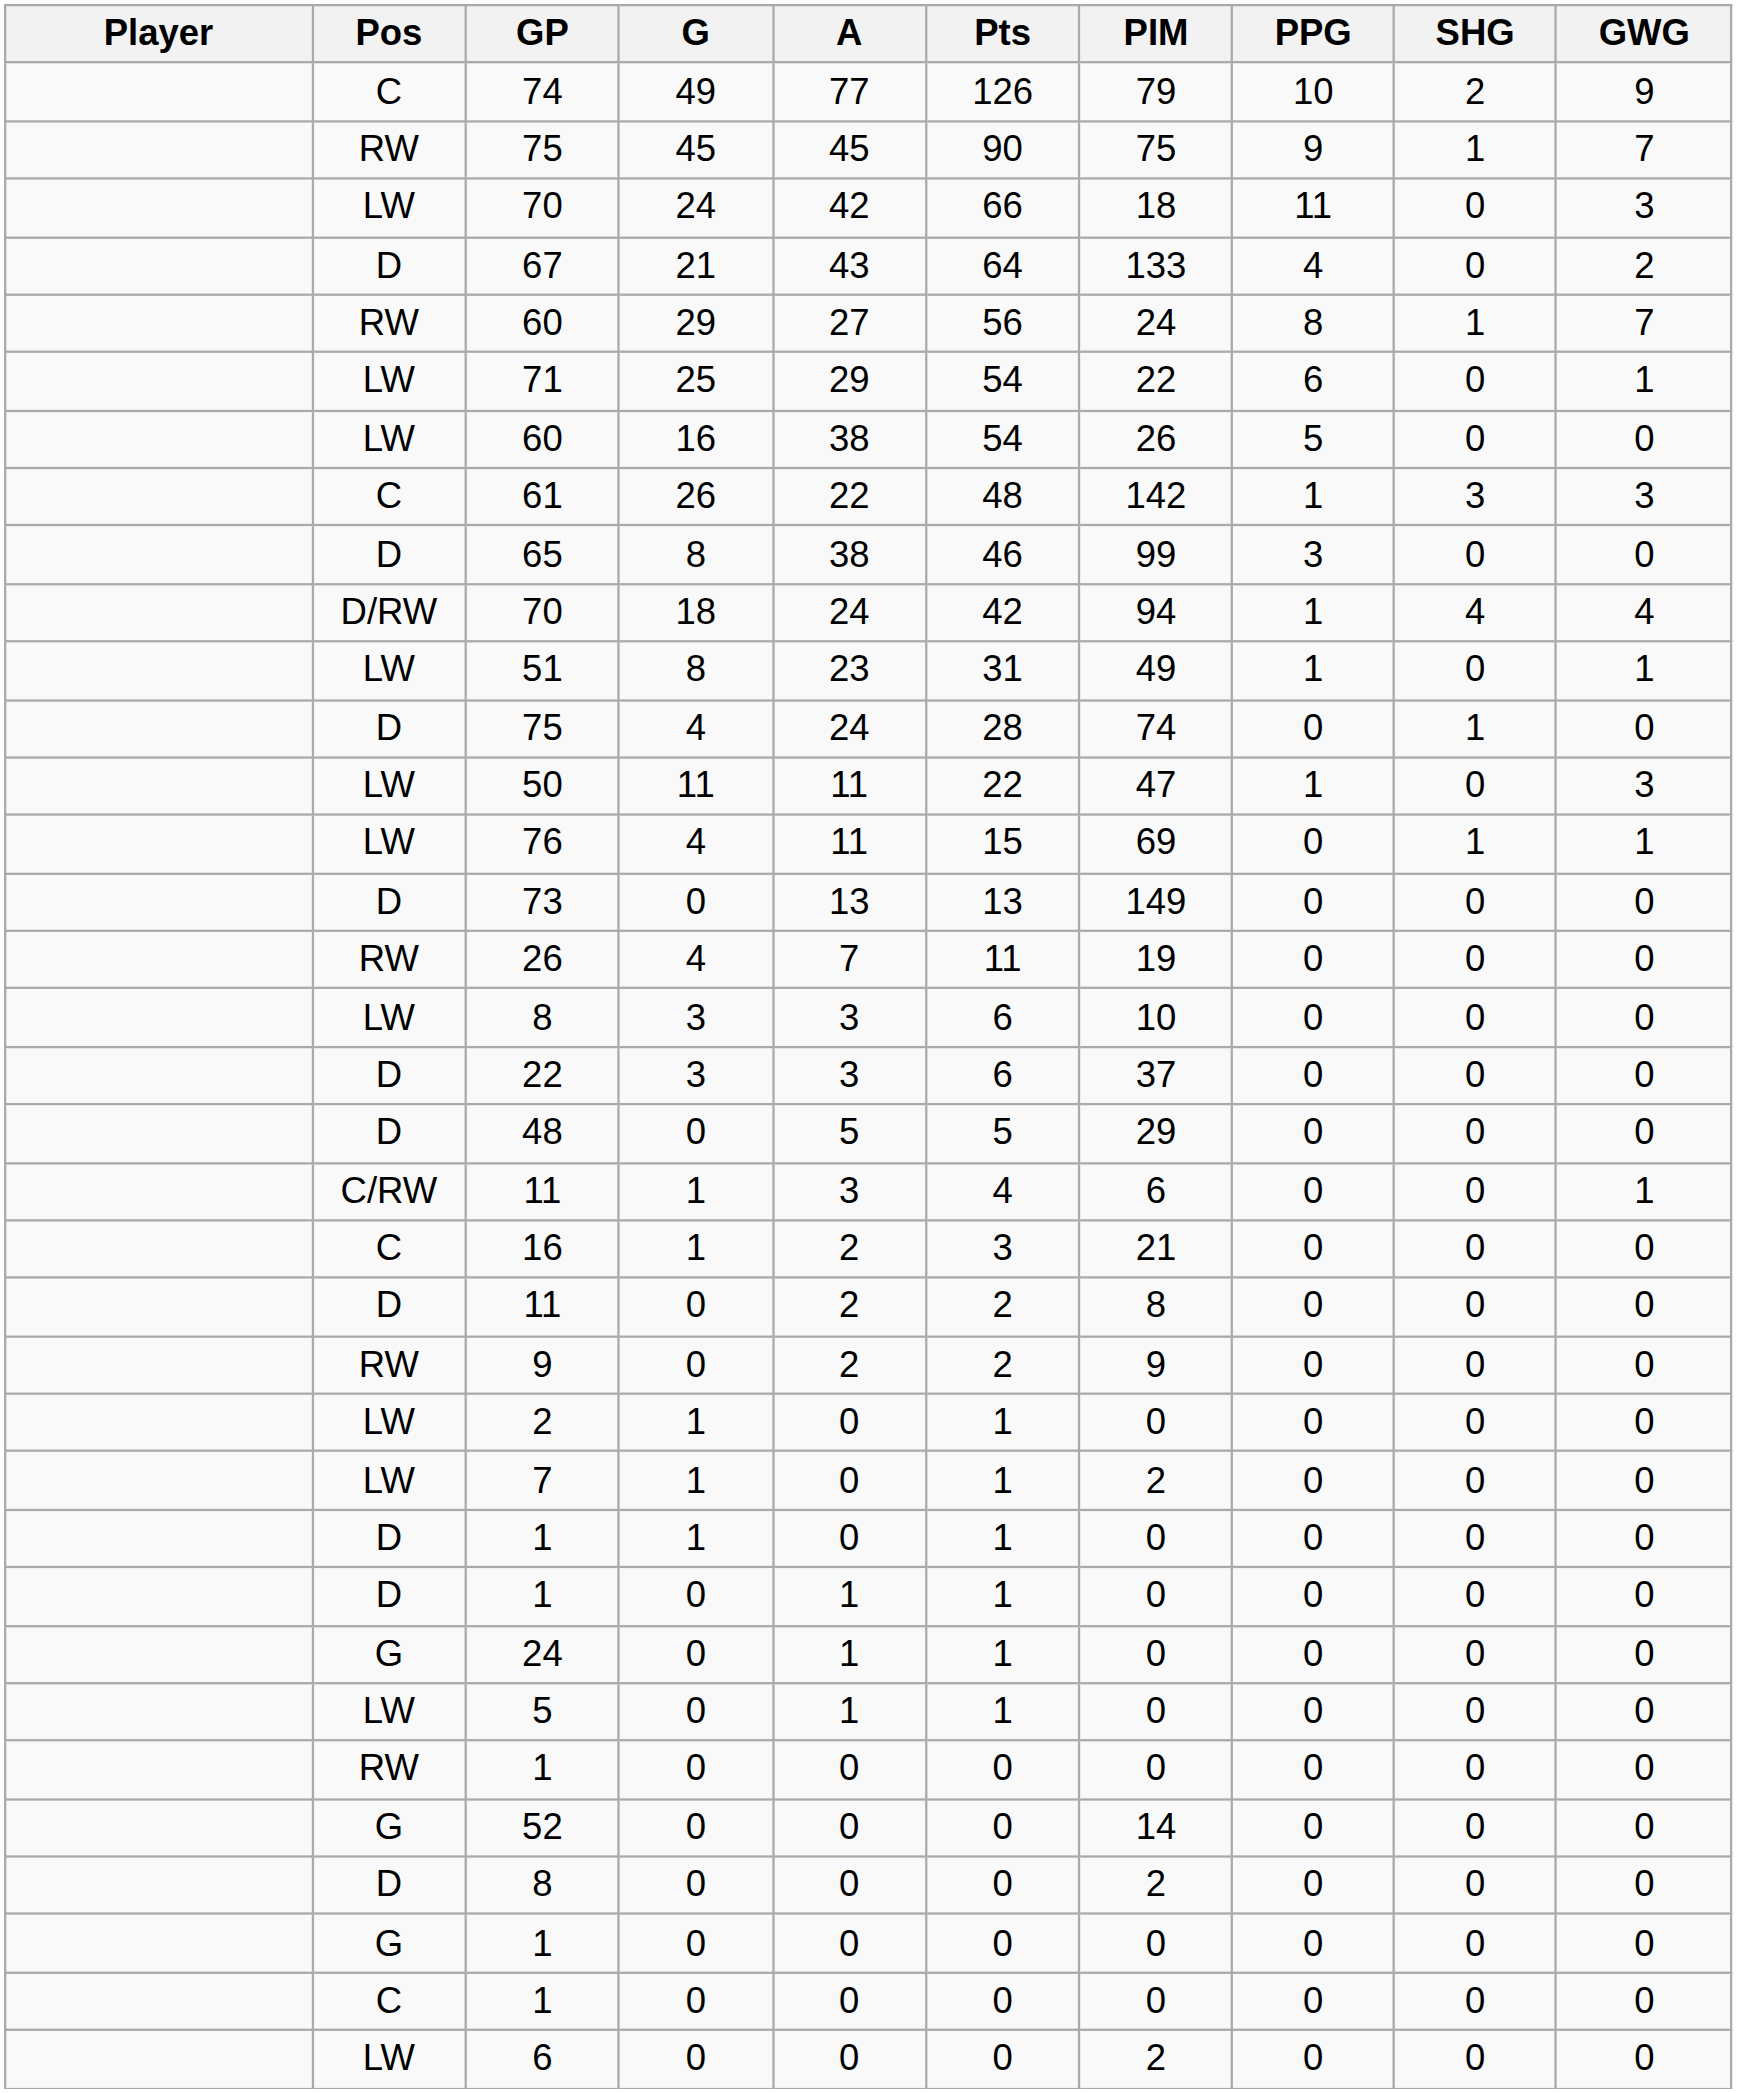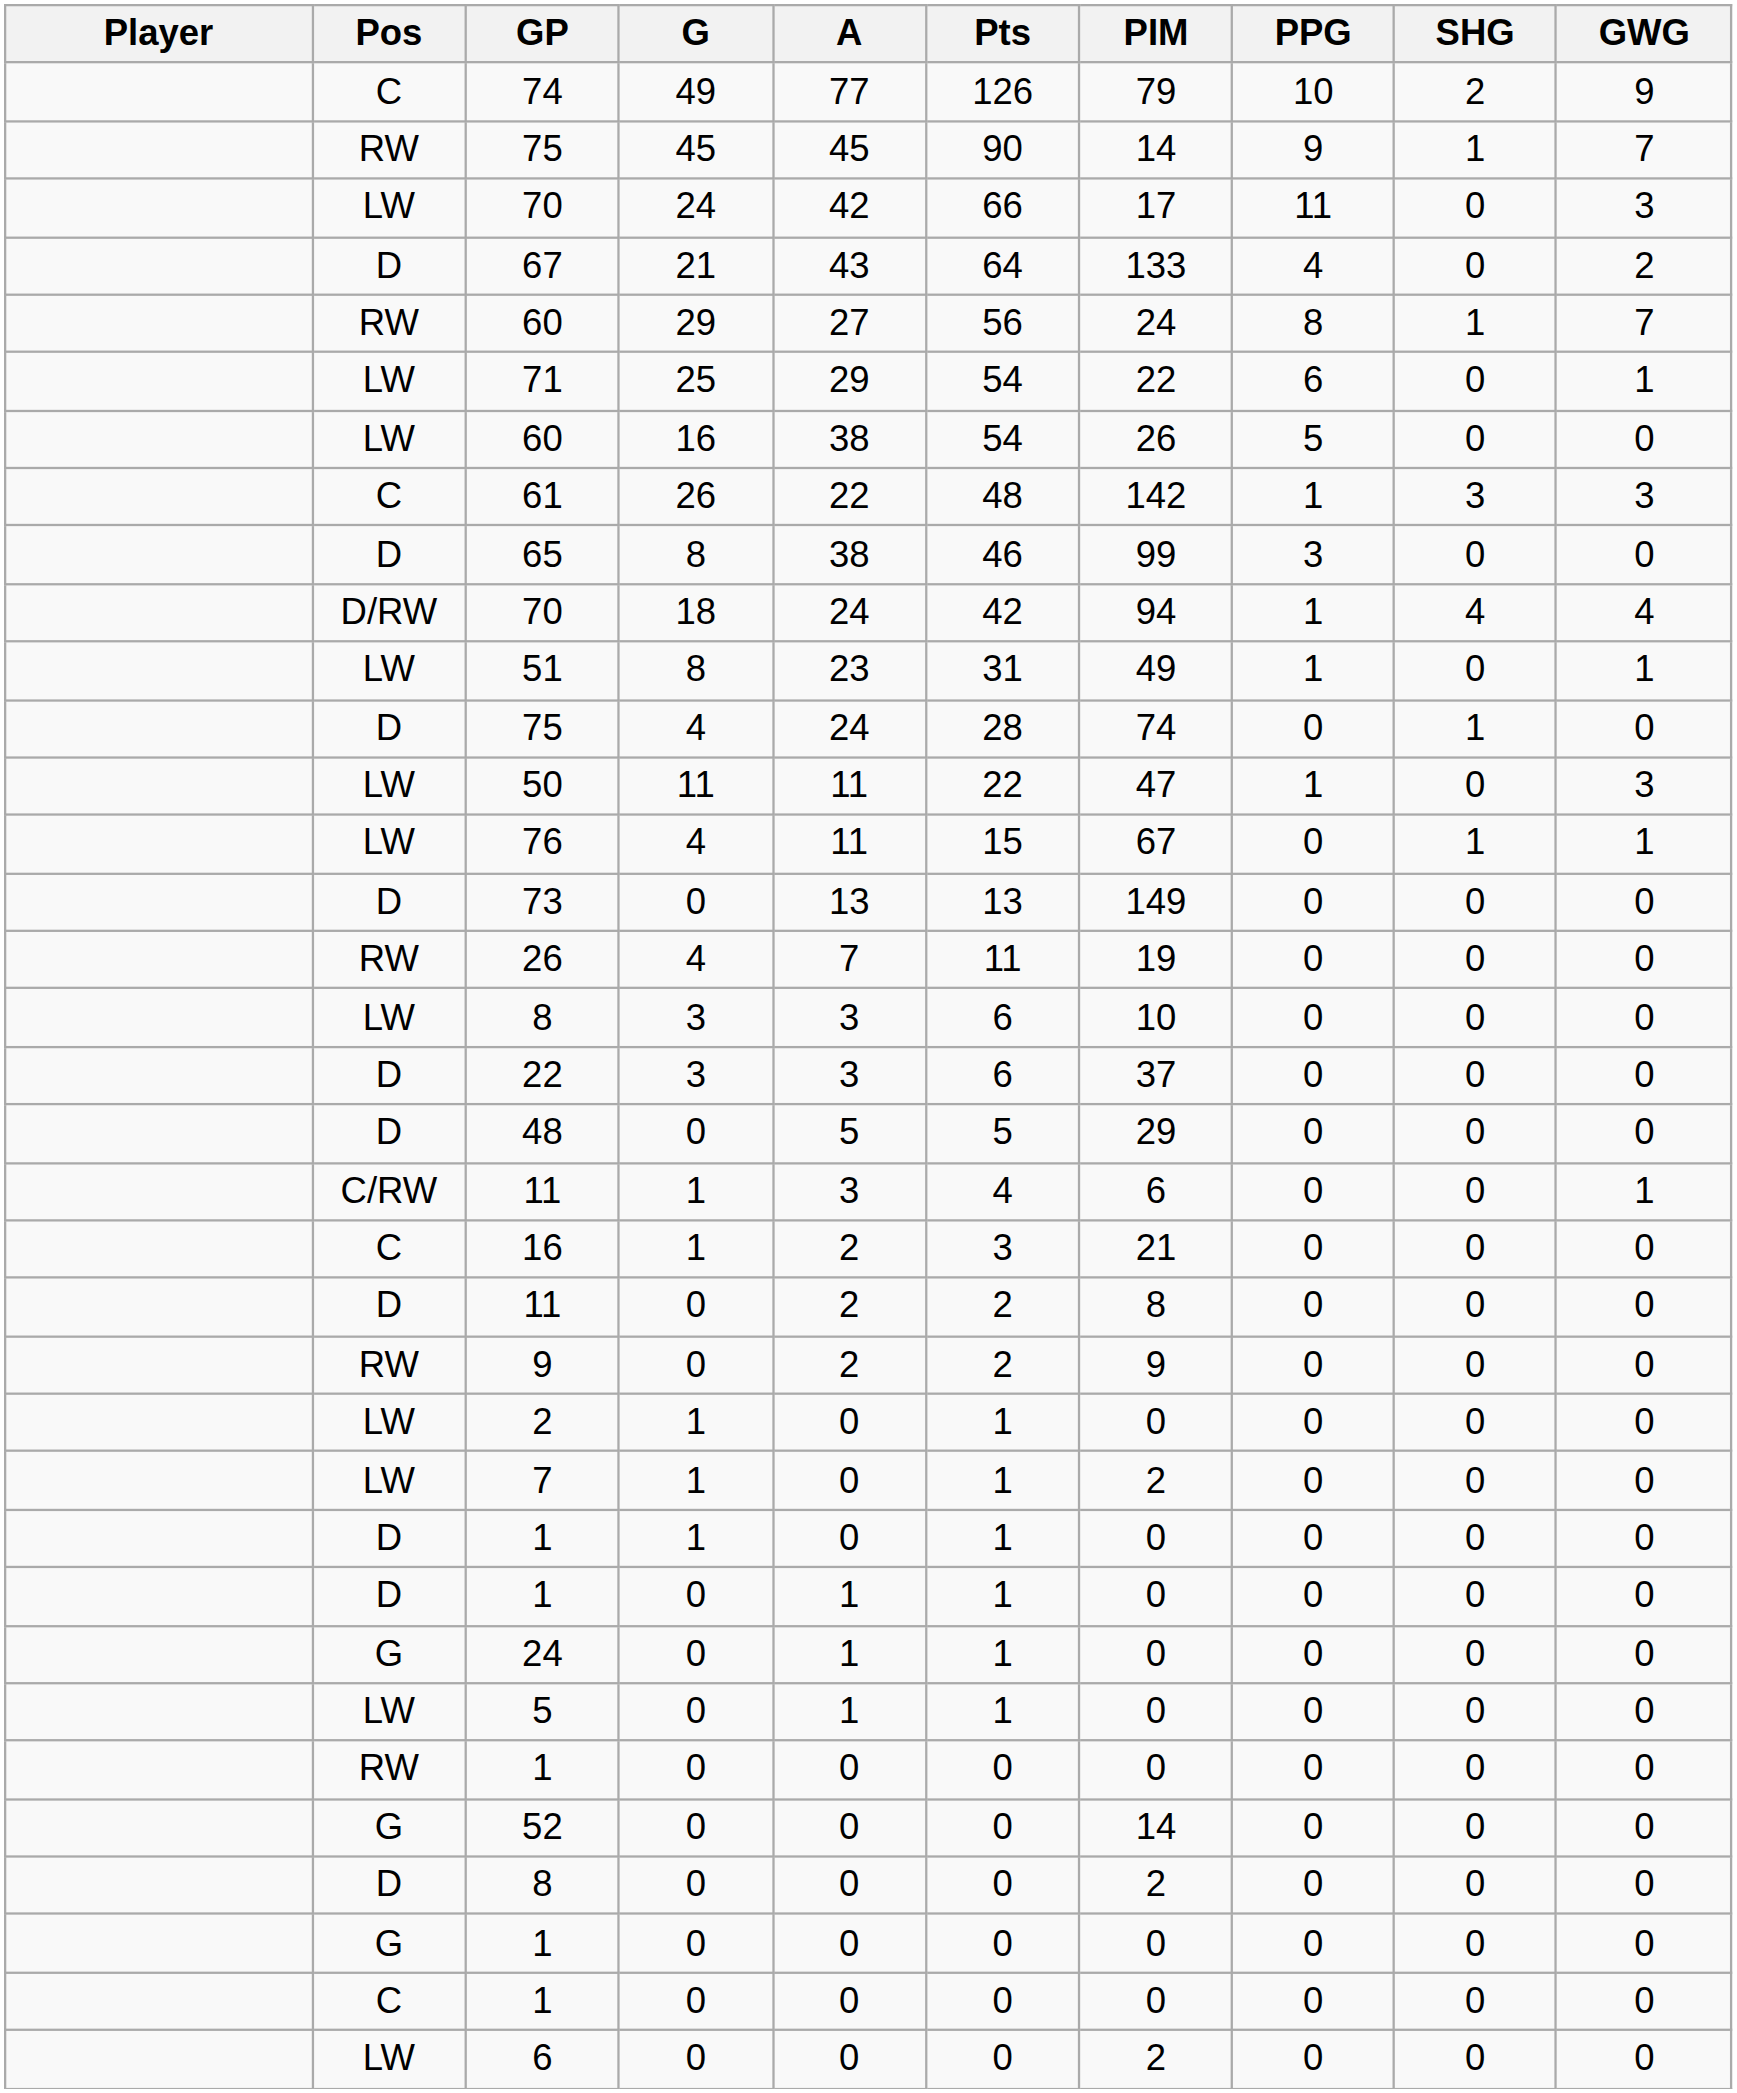(1156, 149) 75 -> (1156, 149) 14
(1156, 206) 18 -> (1156, 206) 17
(1156, 843) 69 -> (1156, 843) 67
